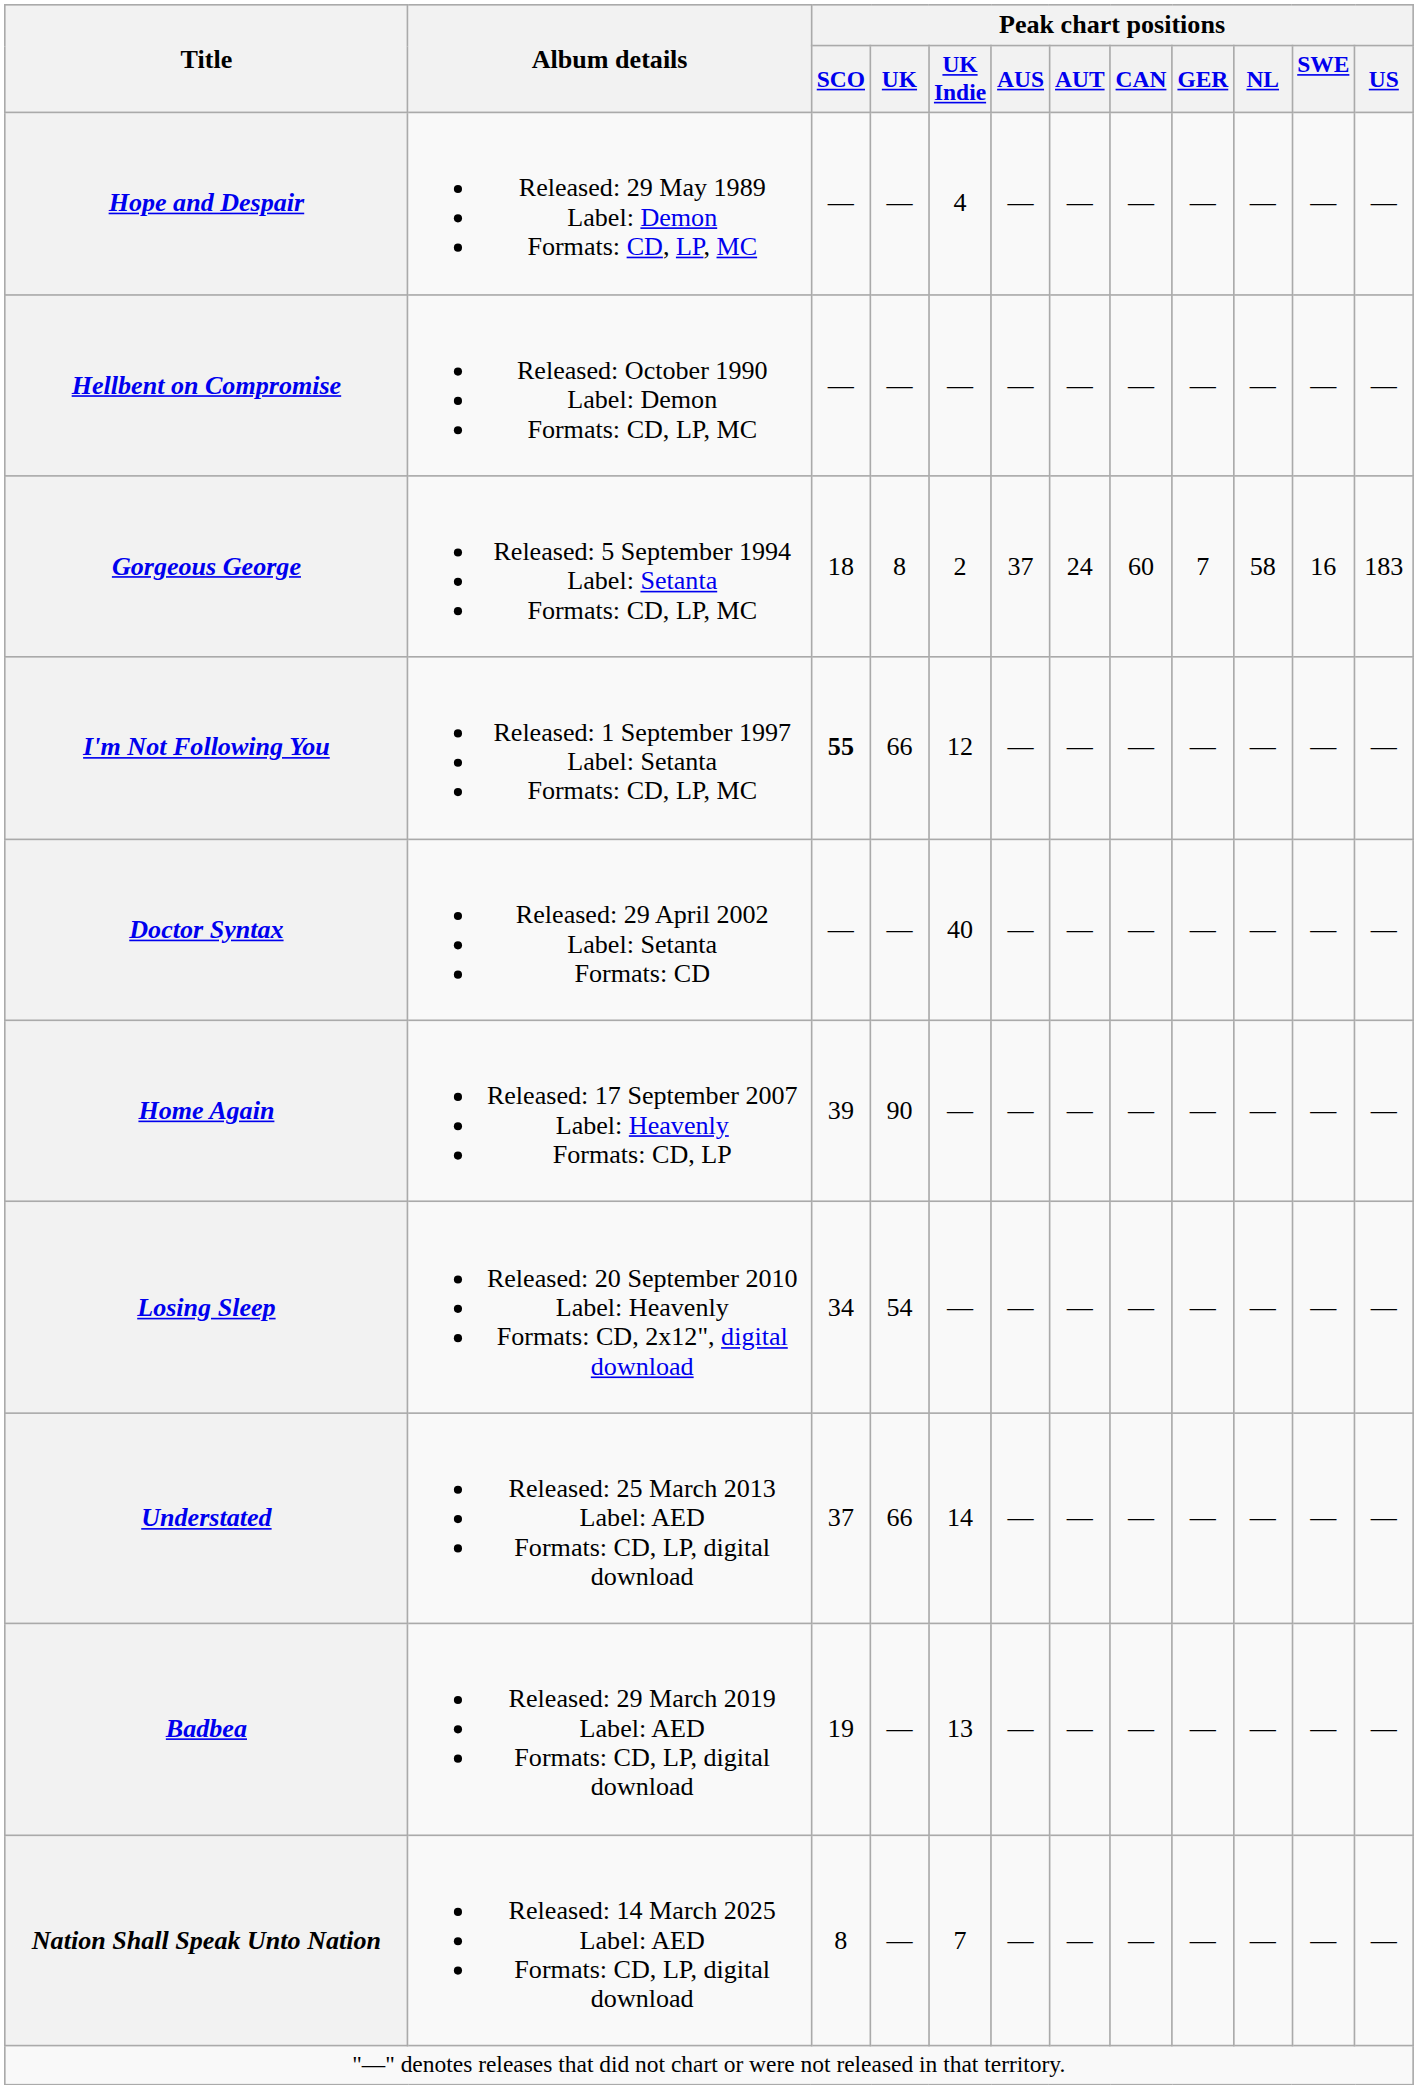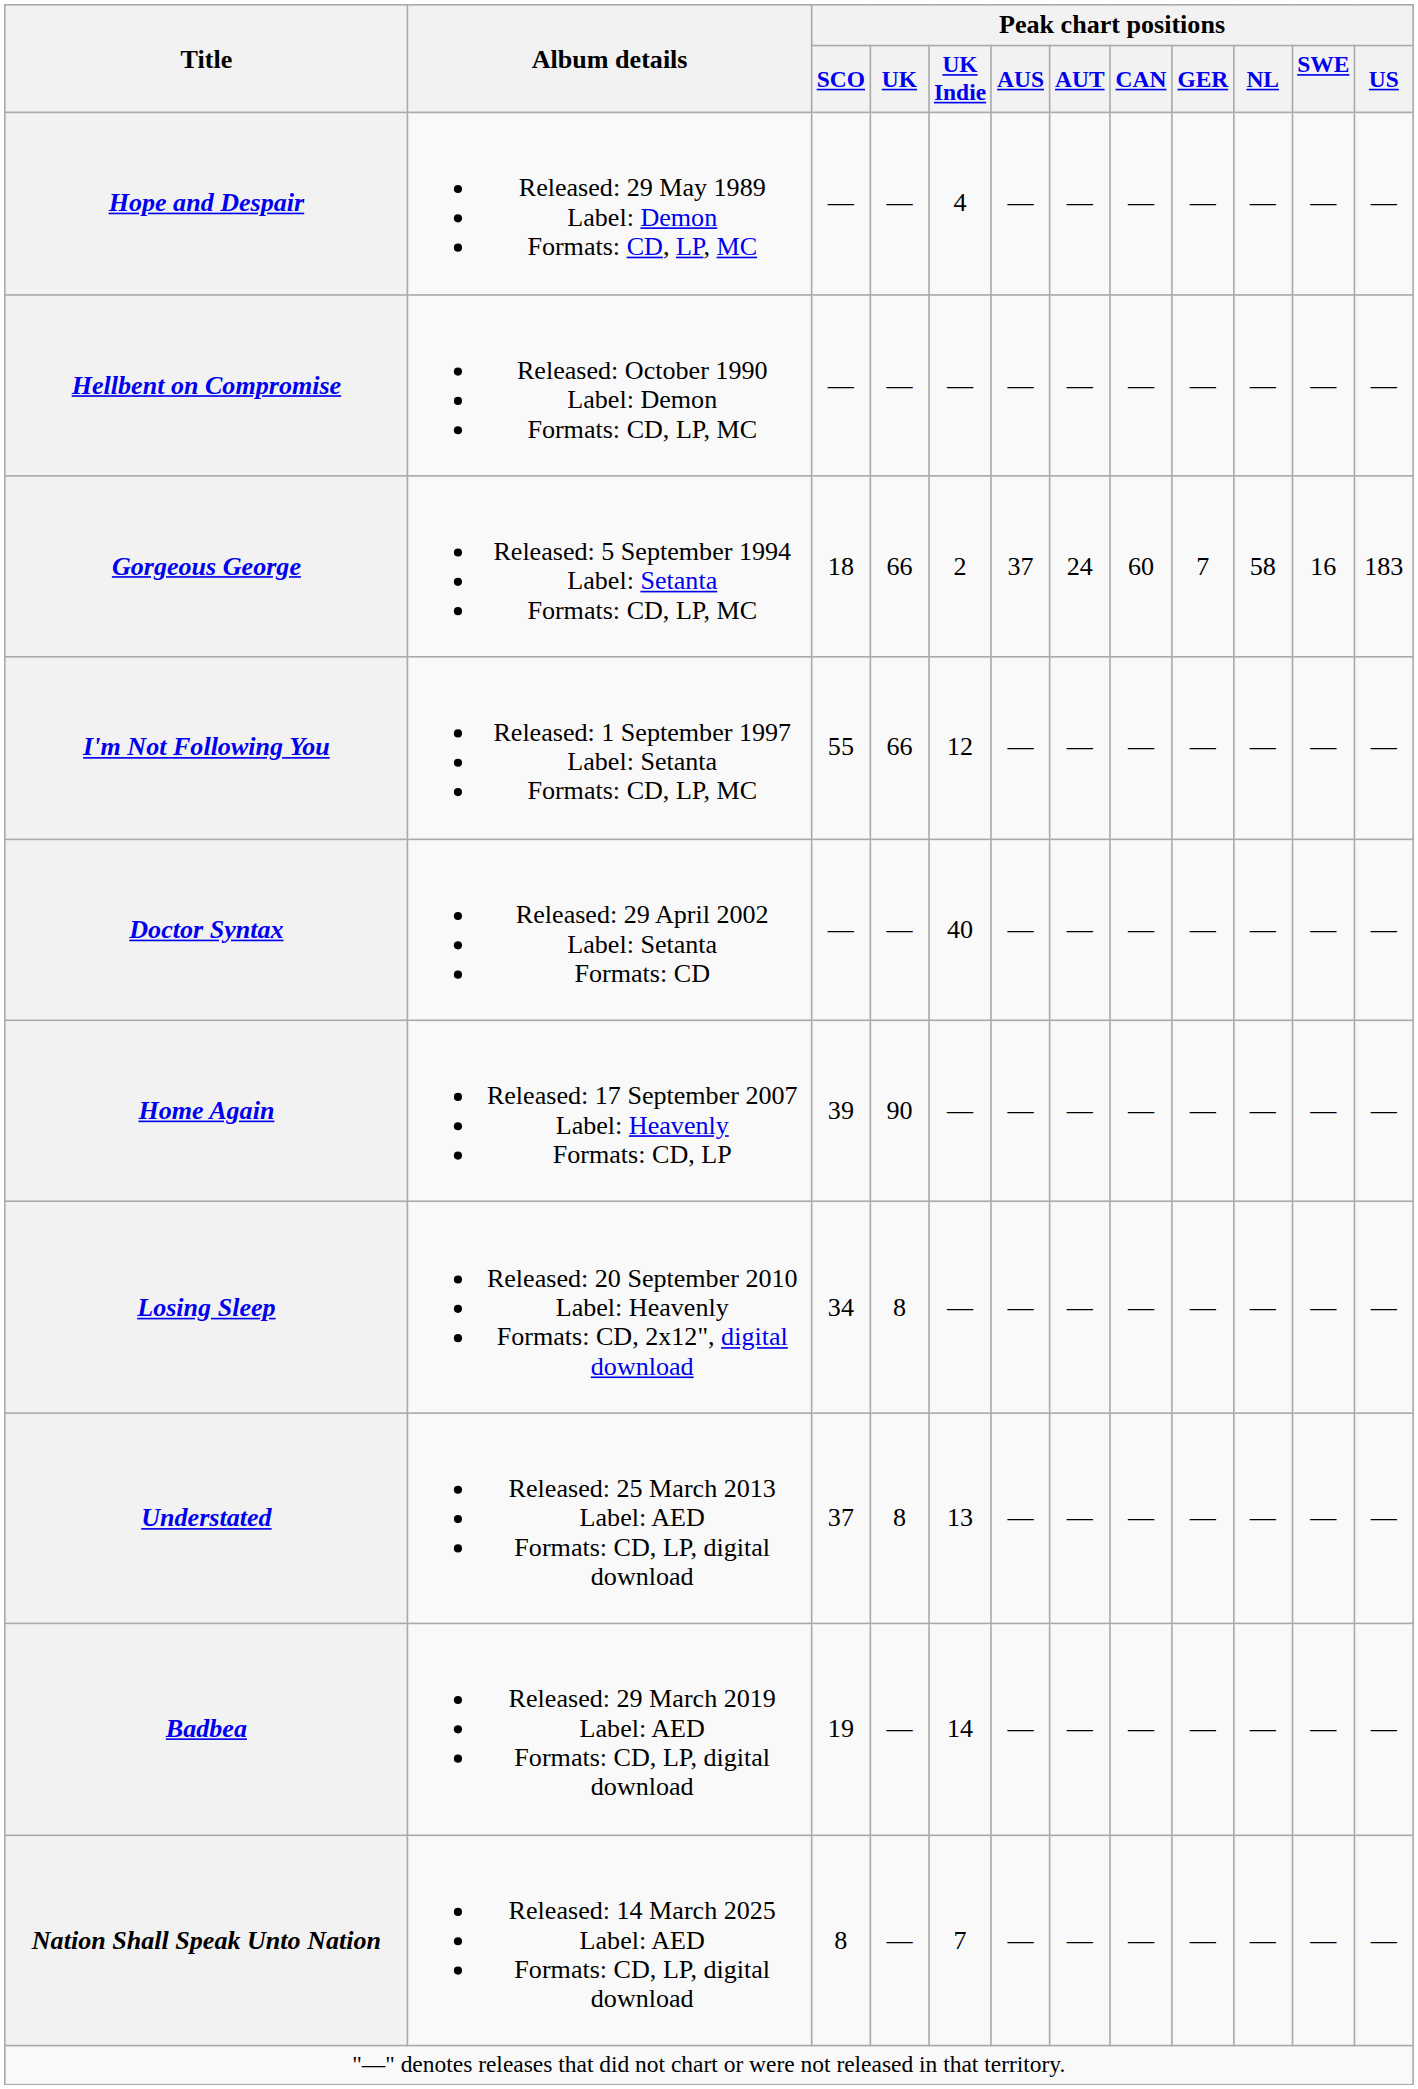(899, 566) 8 -> (899, 566) 66
(841, 747) bold -> (841, 747) normal
(899, 1306) 54 -> (899, 1306) 8
(899, 1517) 66 -> (899, 1517) 8
(960, 1517) 14 -> (960, 1517) 13
(960, 1728) 13 -> (960, 1728) 14
